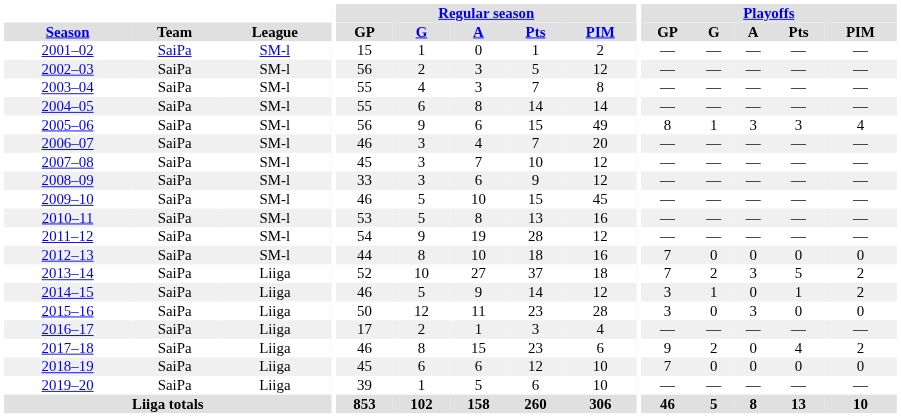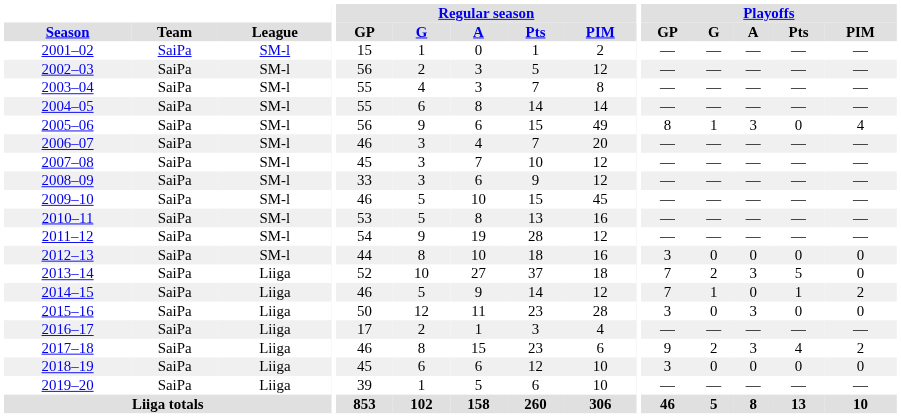(799, 124) 3 -> (799, 124) 0
(668, 255) 7 -> (668, 255) 3
(860, 273) 2 -> (860, 273) 0
(668, 292) 3 -> (668, 292) 7
(753, 348) 0 -> (753, 348) 3
(668, 366) 7 -> (668, 366) 3
